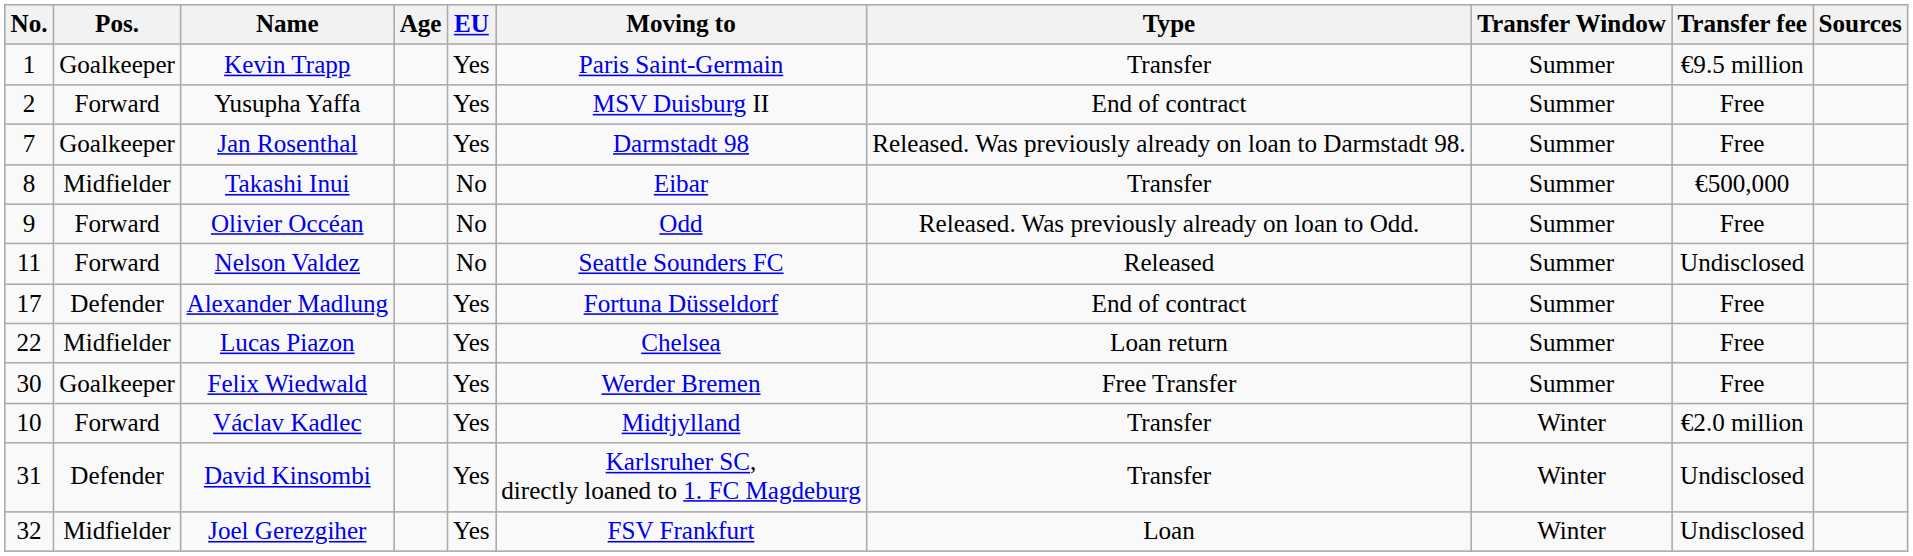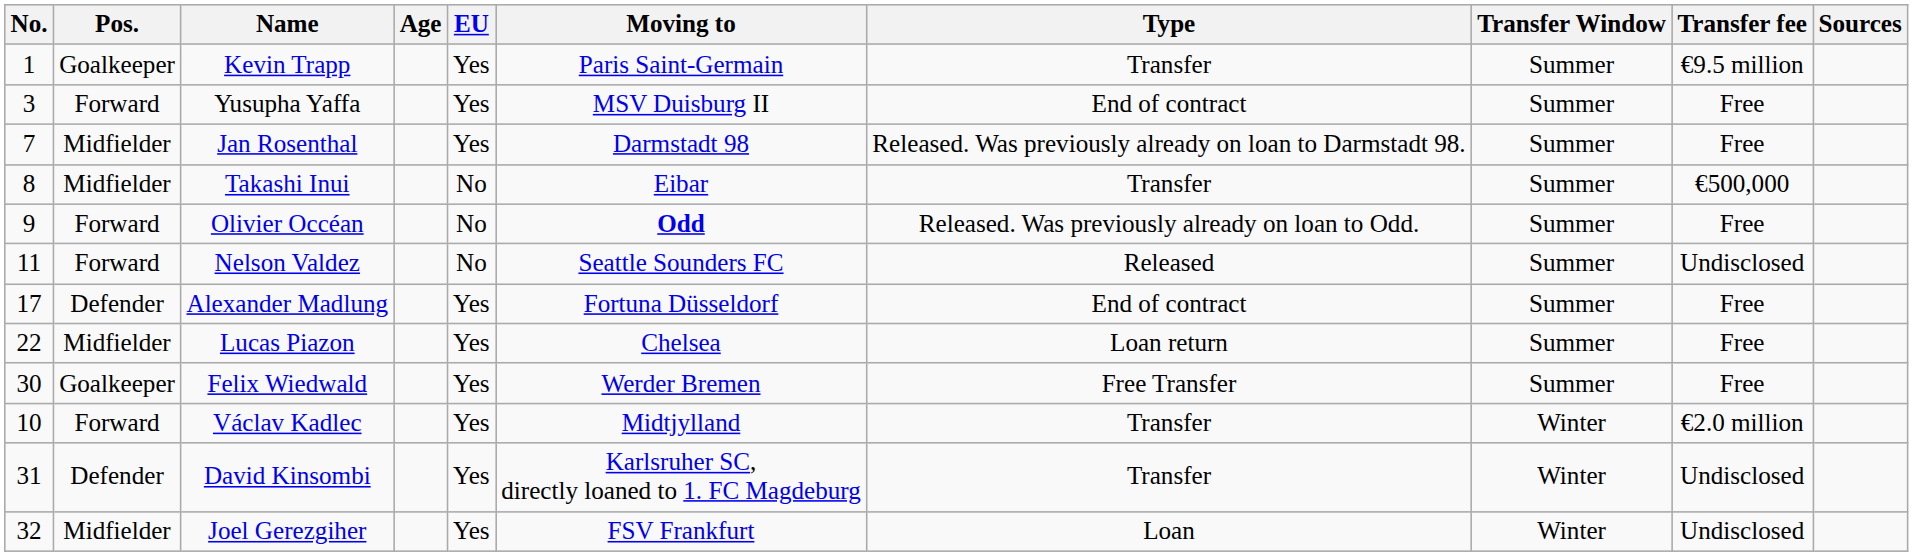(29, 104) 2 -> (29, 104) 3
(117, 143) Goalkeeper -> (117, 143) Midfielder
(681, 223) normal -> (681, 223) bold
